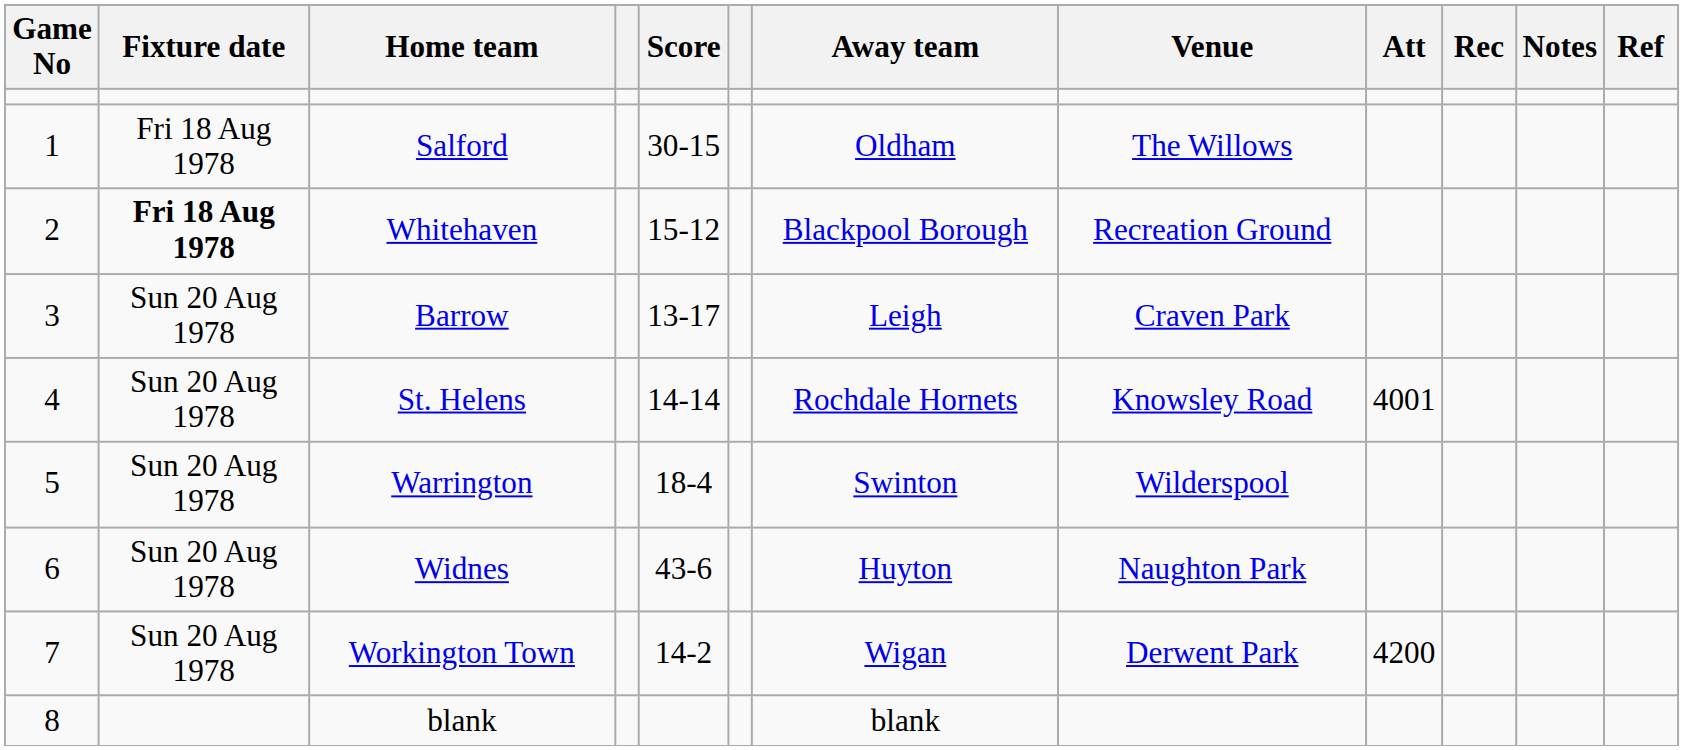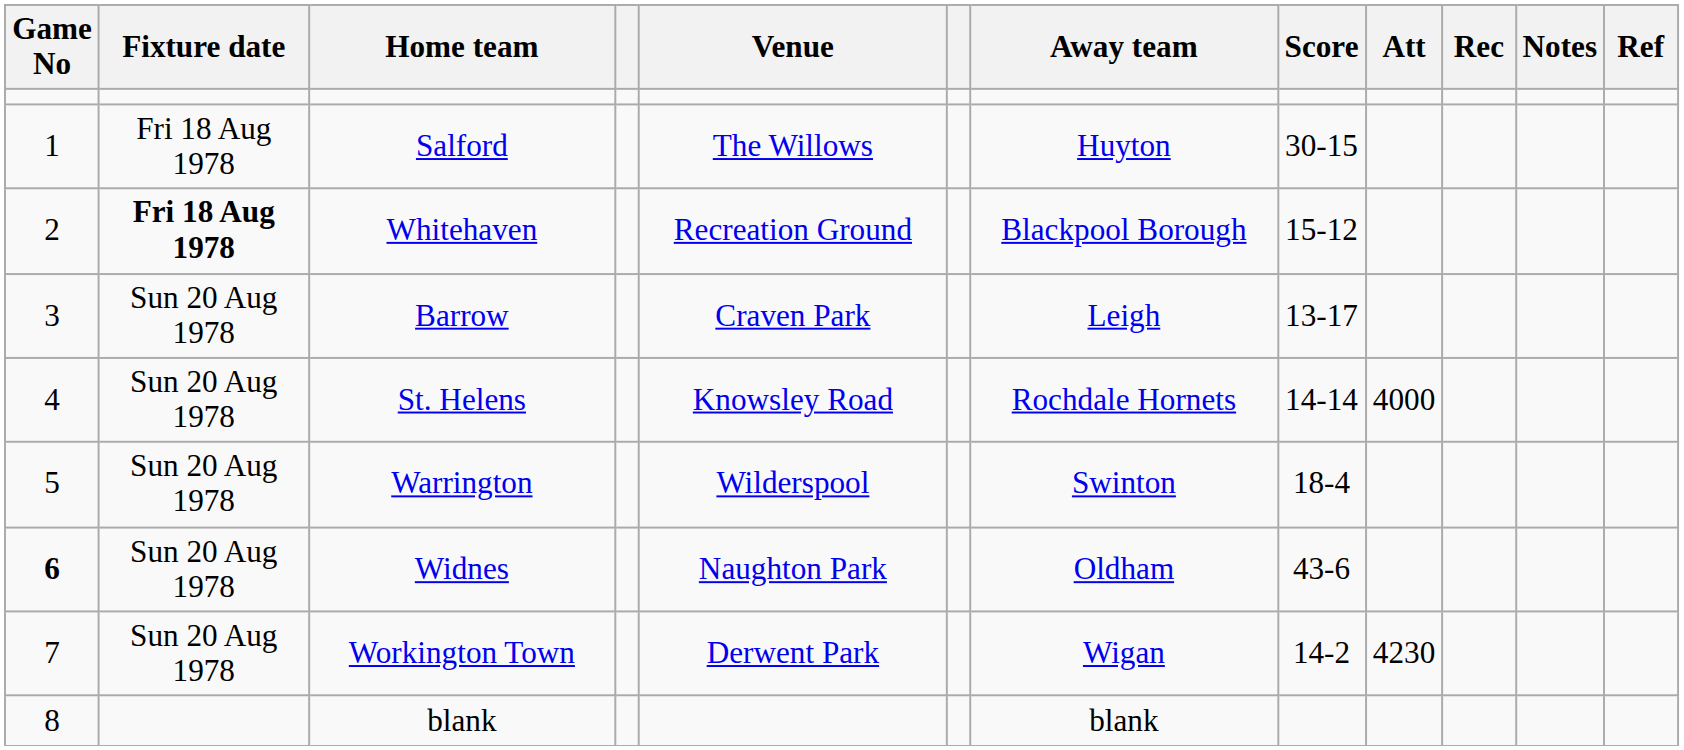columns swapped: (684, 46) <-> (1212, 46)
(905, 145) Oldham -> (1124, 145) Huyton
(1404, 399) 4001 -> (1404, 399) 4000
(52, 568) normal -> (52, 568) bold
(905, 568) Huyton -> (1124, 568) Oldham
(1404, 653) 4200 -> (1404, 653) 4230
